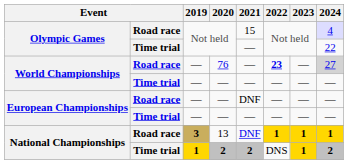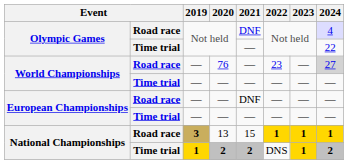(250, 30) 15 -> (250, 30) DNF
(277, 64) bold -> (277, 64) normal
(250, 133) DNF -> (250, 133) 15
